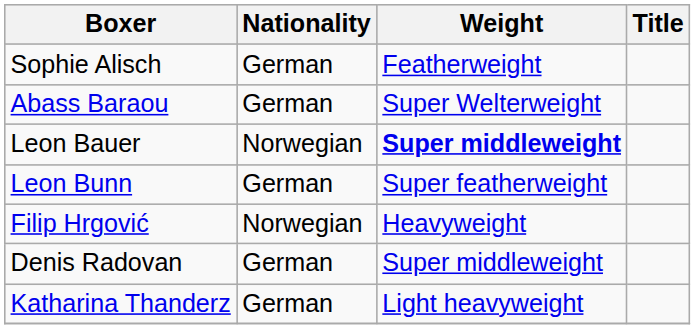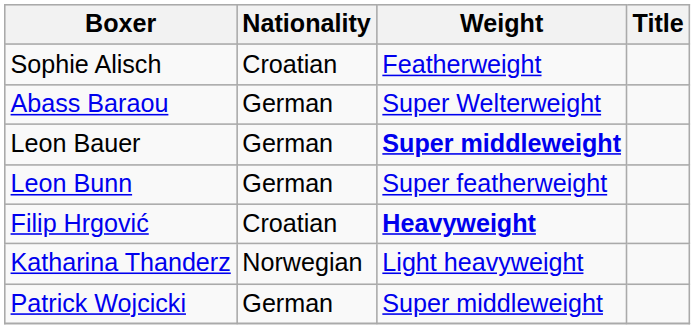(288, 64) German -> (290, 64) Croatian
(302, 143) Norwegian -> (288, 143) German
(302, 223) Norwegian -> (290, 223) Croatian
(454, 223) normal -> (459, 223) bold
- row: (96, 263)
(288, 303) German -> (302, 263) Norwegian
+ row: (98, 303)
